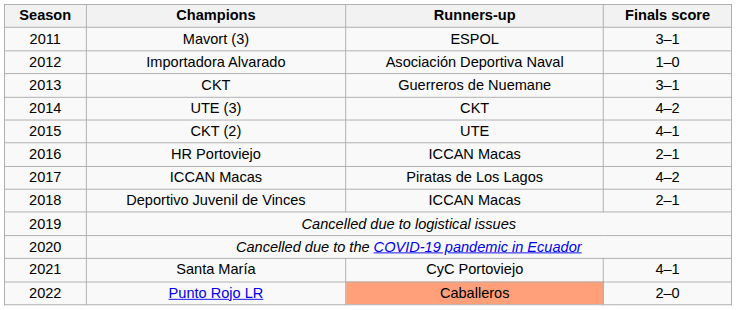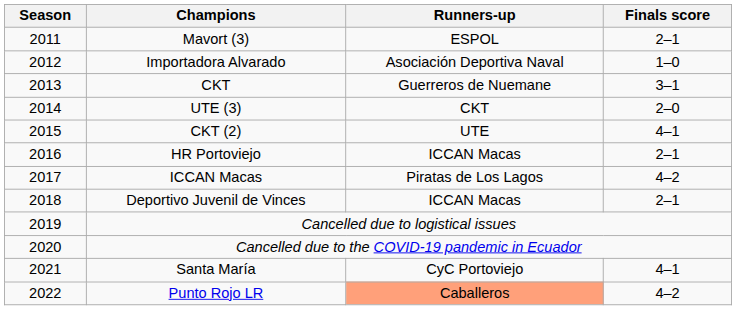(668, 39) 3–1 -> (668, 39) 2–1
(668, 108) 4–2 -> (668, 108) 2–0
(668, 293) 2–0 -> (668, 293) 4–2
